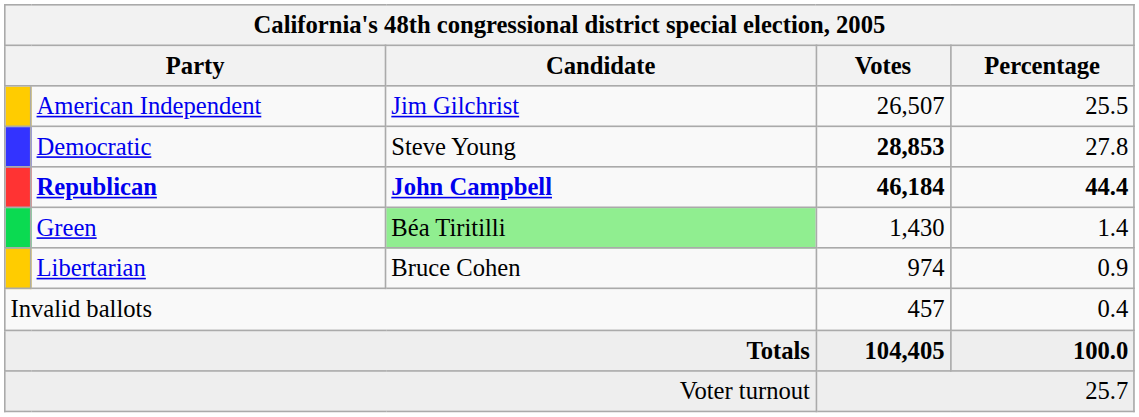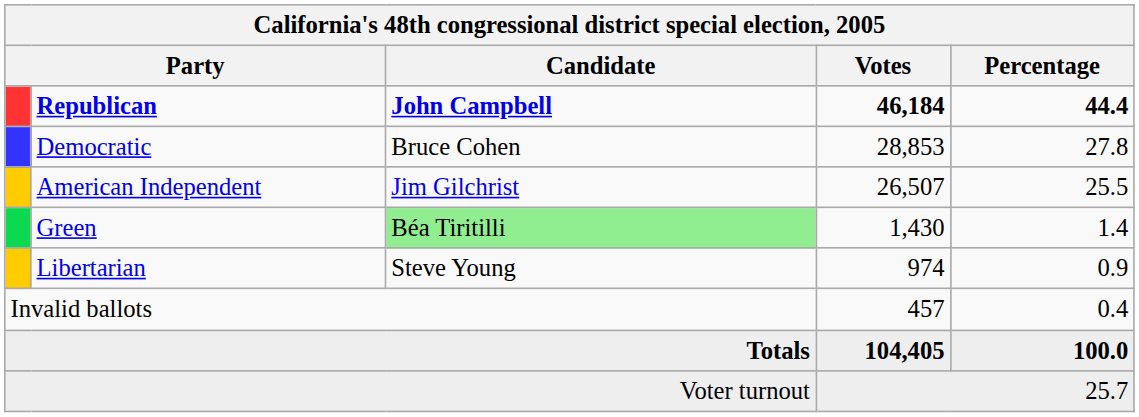rows swapped: (97, 187) <-> (149, 106)
(454, 146) Steve Young -> (456, 146) Bruce Cohen
(911, 146) bold -> (911, 146) normal
(456, 268) Bruce Cohen -> (454, 268) Steve Young
